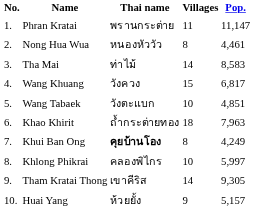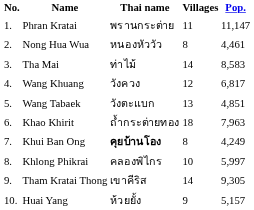(188, 83) 15 -> (188, 83) 12
(188, 103) 10 -> (188, 103) 13
